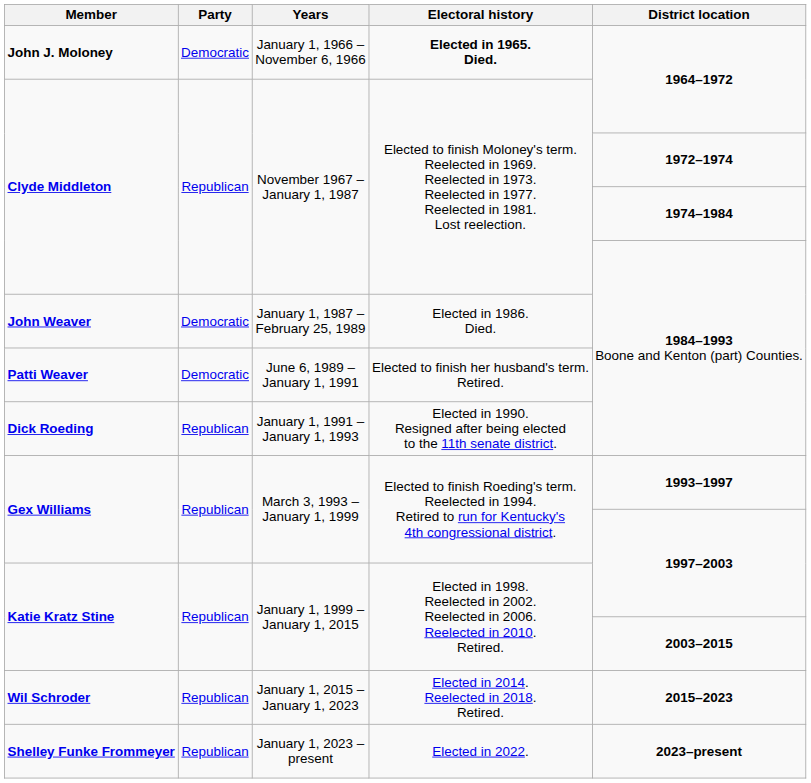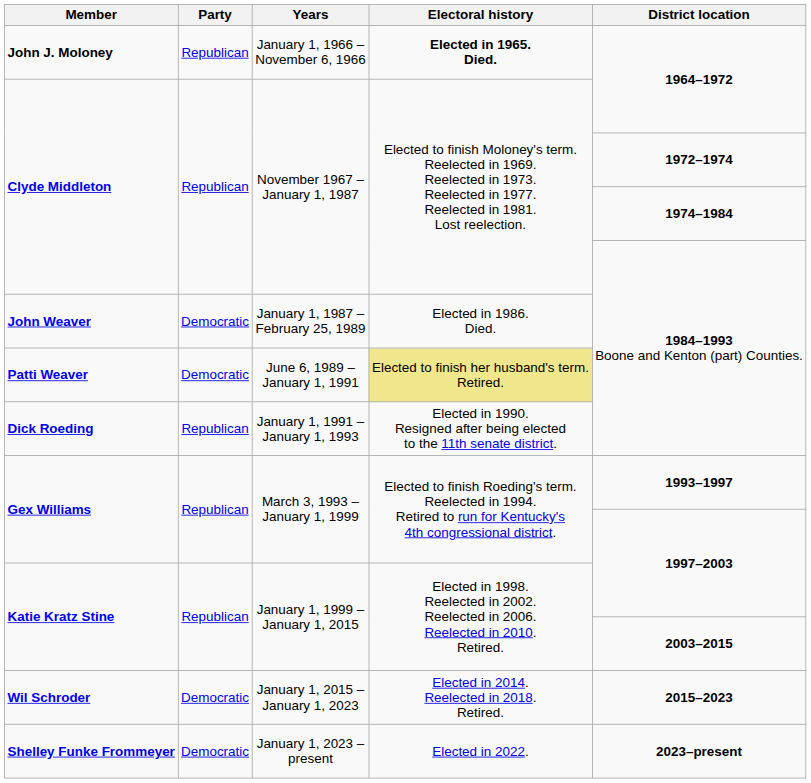(215, 52) Democratic -> (215, 52) Republican
(480, 375) no background -> (480, 375) khaki background
(215, 697) Republican -> (215, 697) Democratic
(215, 751) Republican -> (215, 751) Democratic
